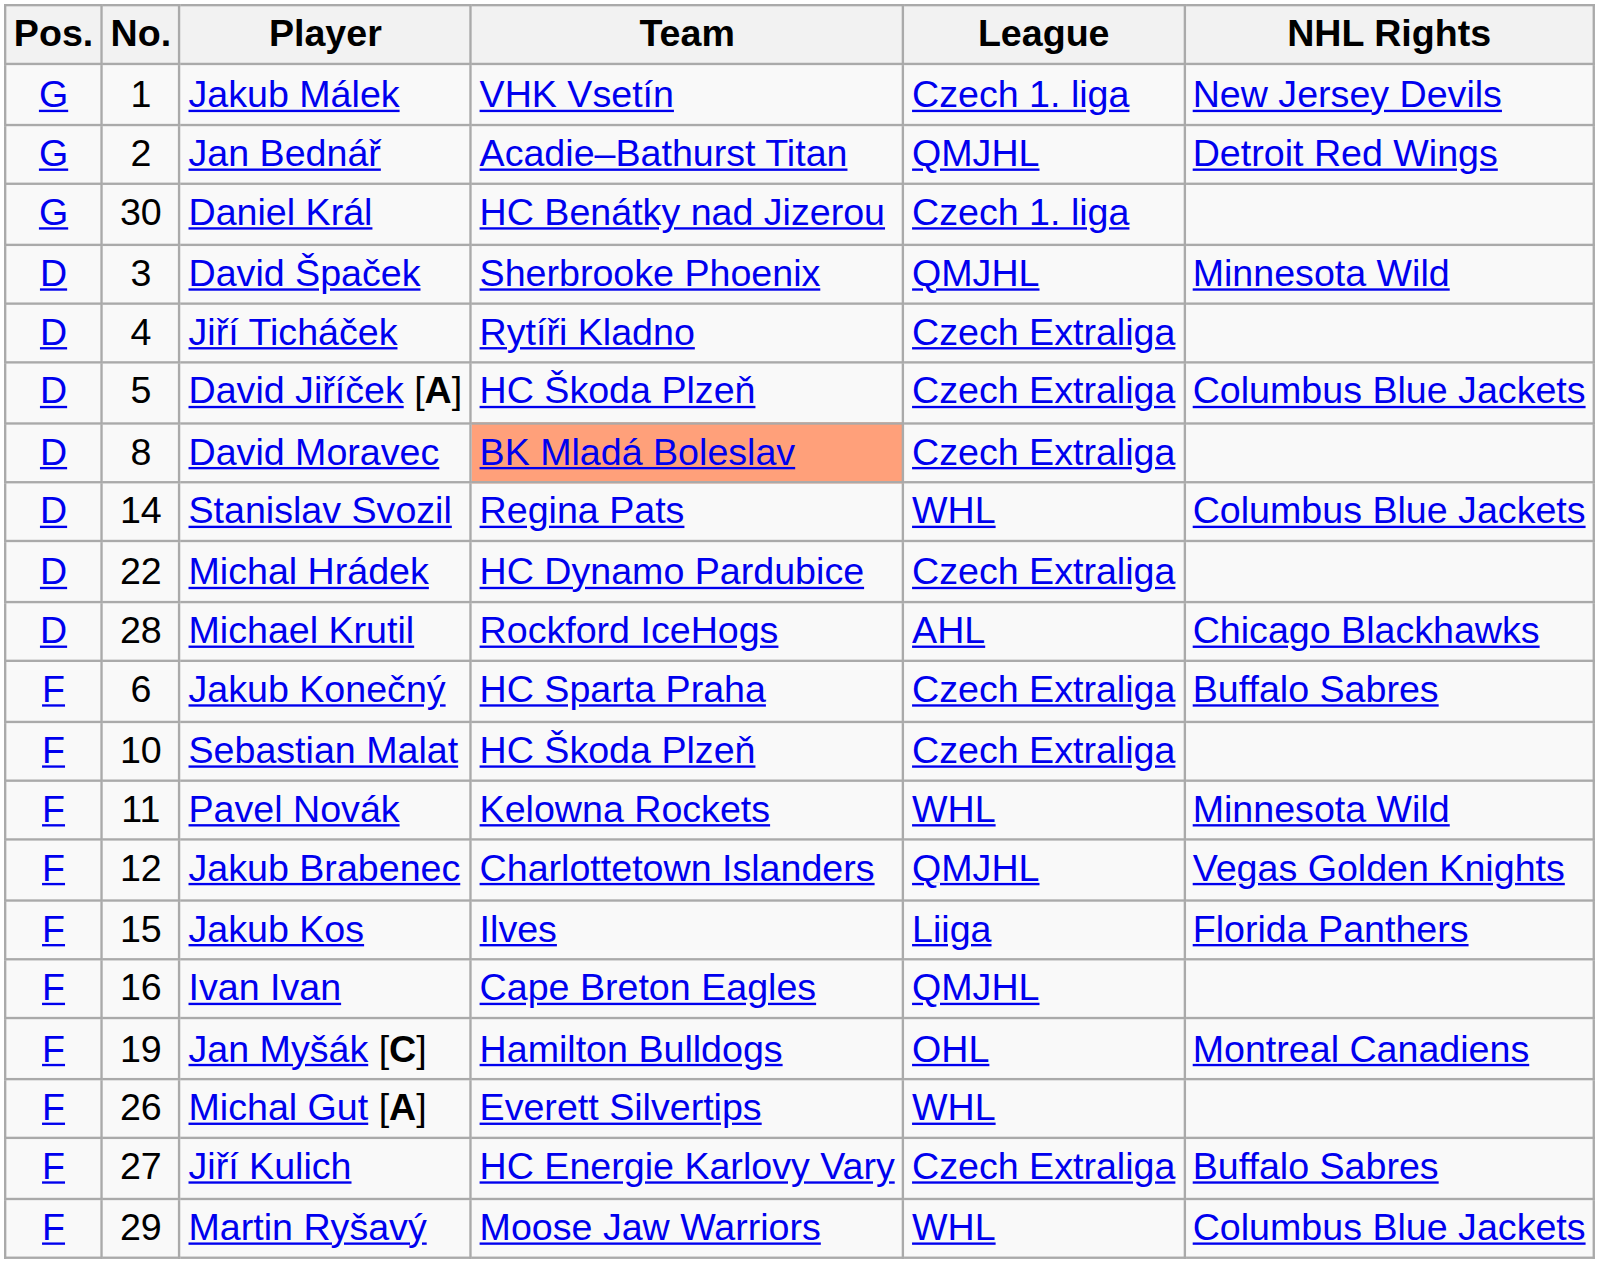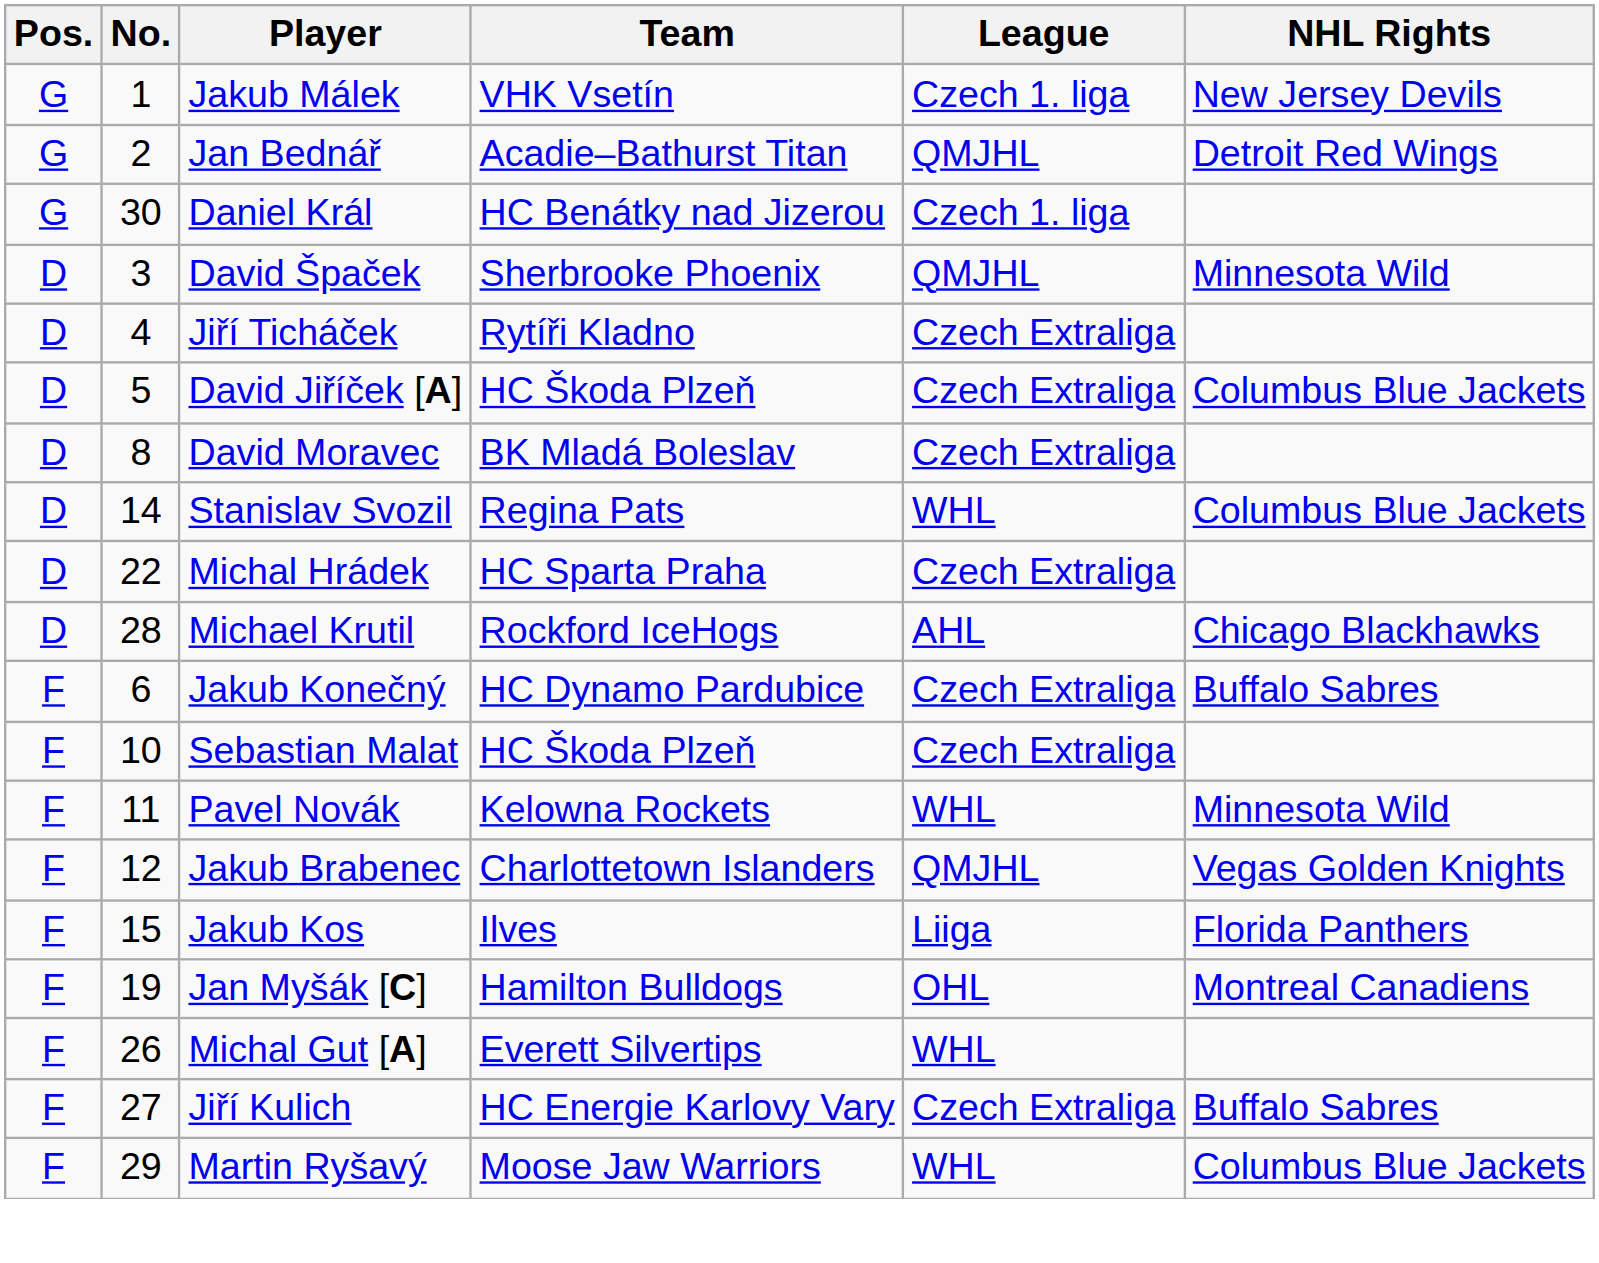(637, 451) lightsalmon background -> (637, 451) no background
(672, 570) HC Dynamo Pardubice -> (623, 570) HC Sparta Praha
(623, 690) HC Sparta Praha -> (672, 690) HC Dynamo Pardubice
- row: (265, 988)
